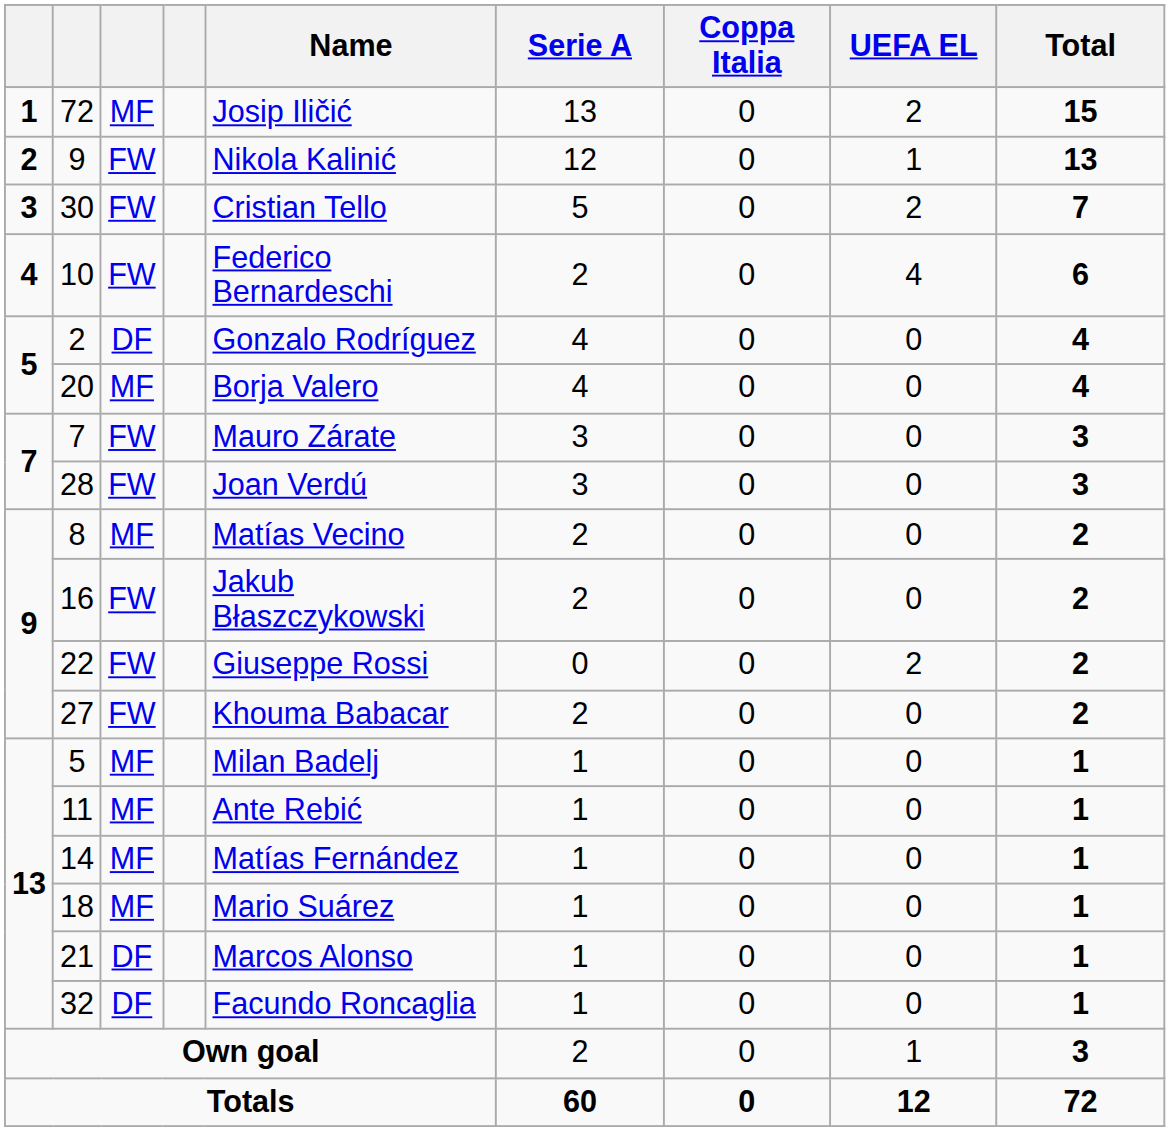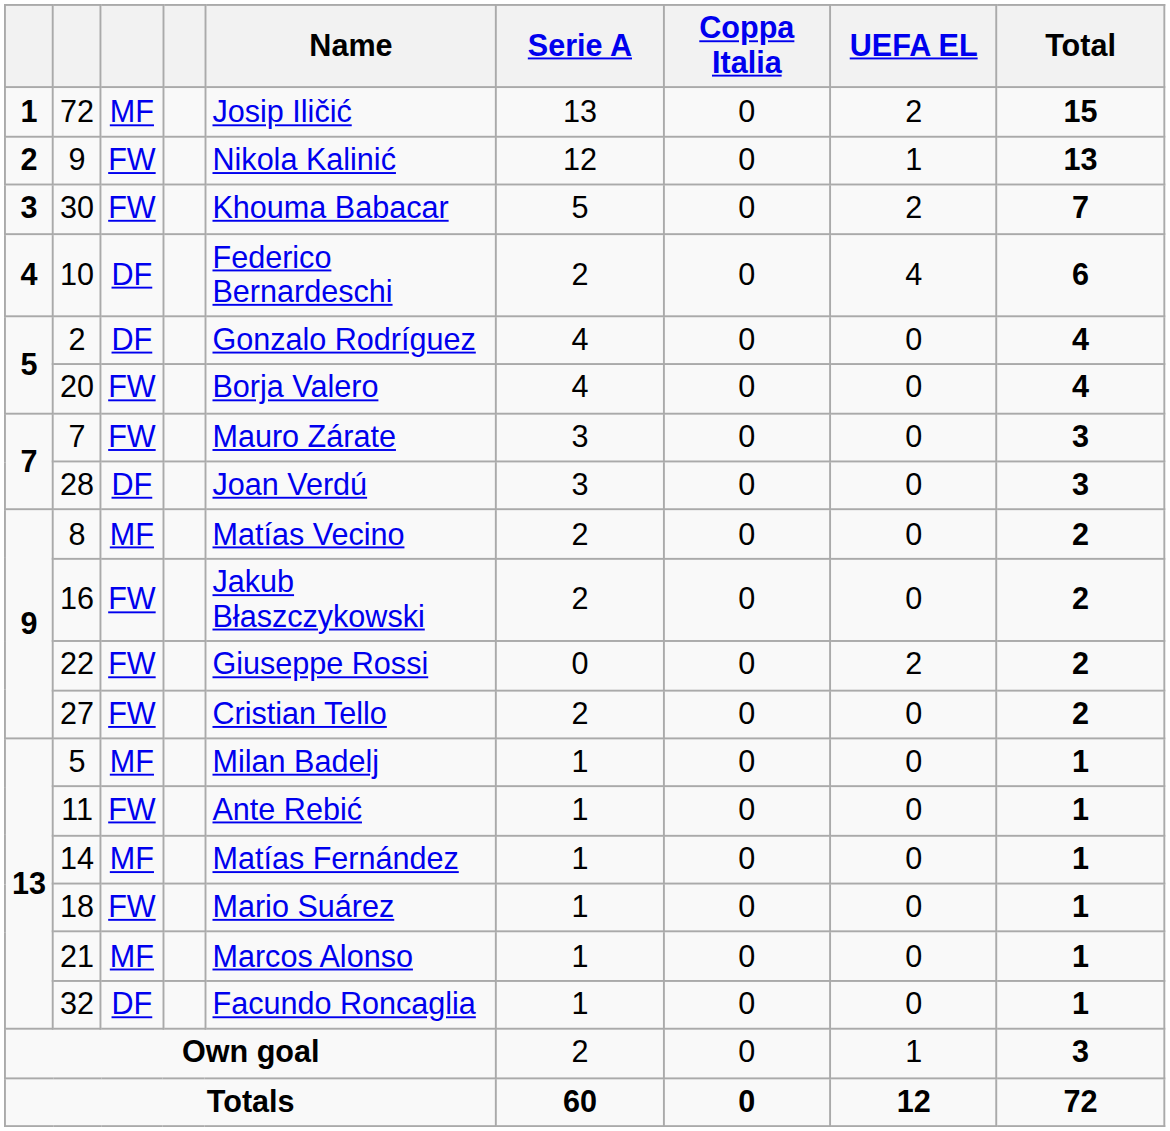(300, 208) Cristian Tello -> (331, 208) Khouma Babacar
(132, 274) FW -> (132, 274) DF
(132, 388) MF -> (132, 388) FW
(132, 485) FW -> (132, 485) DF
(331, 713) Khouma Babacar -> (300, 713) Cristian Tello
(132, 810) MF -> (132, 810) FW
(132, 907) MF -> (132, 907) FW
(132, 955) DF -> (132, 955) MF
